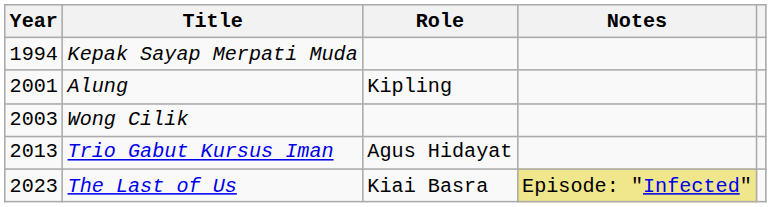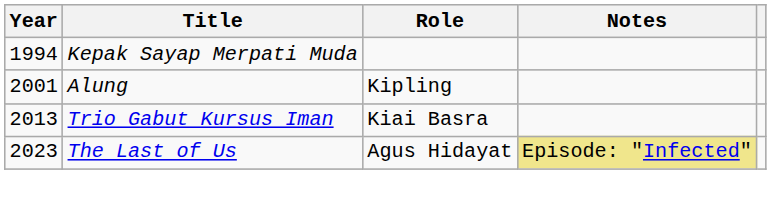- row: (128, 120)
(440, 153) Agus Hidayat -> (428, 120) Kiai Basra
(428, 185) Kiai Basra -> (440, 153) Agus Hidayat
